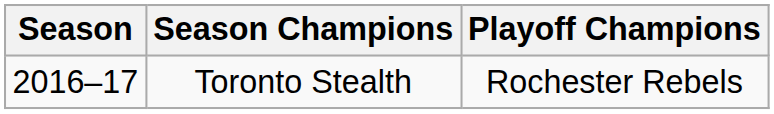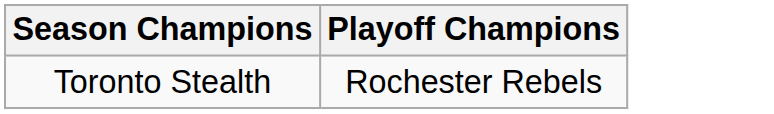- column: (75, 30)
